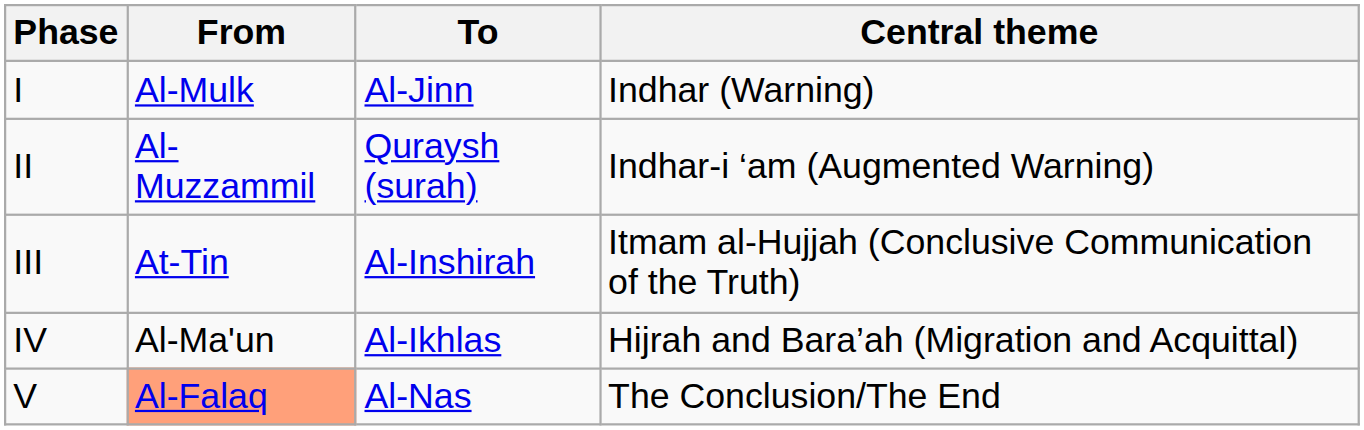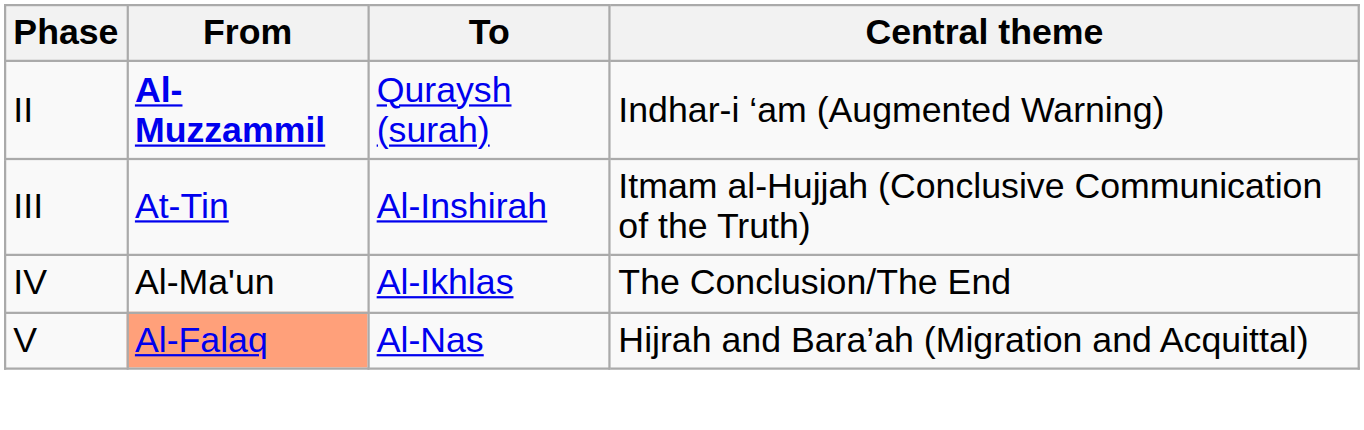- row: (18, 89)
(225, 166) normal -> (230, 109) bold
(953, 339) Hijrah and Bara’ah (Migration and Acquittal) -> (815, 282) The Conclusion/The End
(804, 396) The Conclusion/The End -> (963, 339) Hijrah and Bara’ah (Migration and Acquittal)
